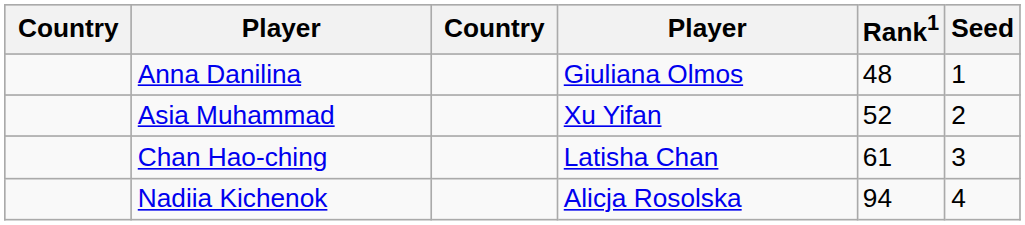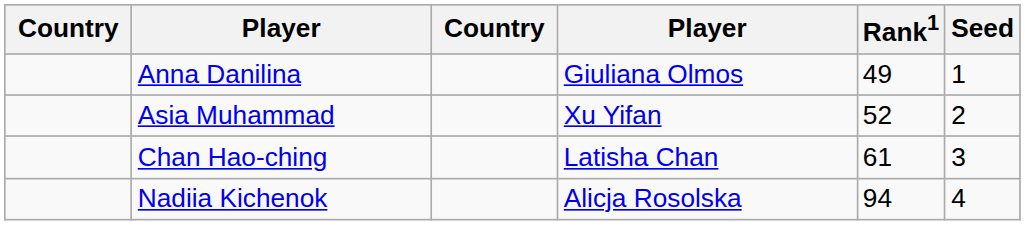(877, 74) 48 -> (877, 74) 49
